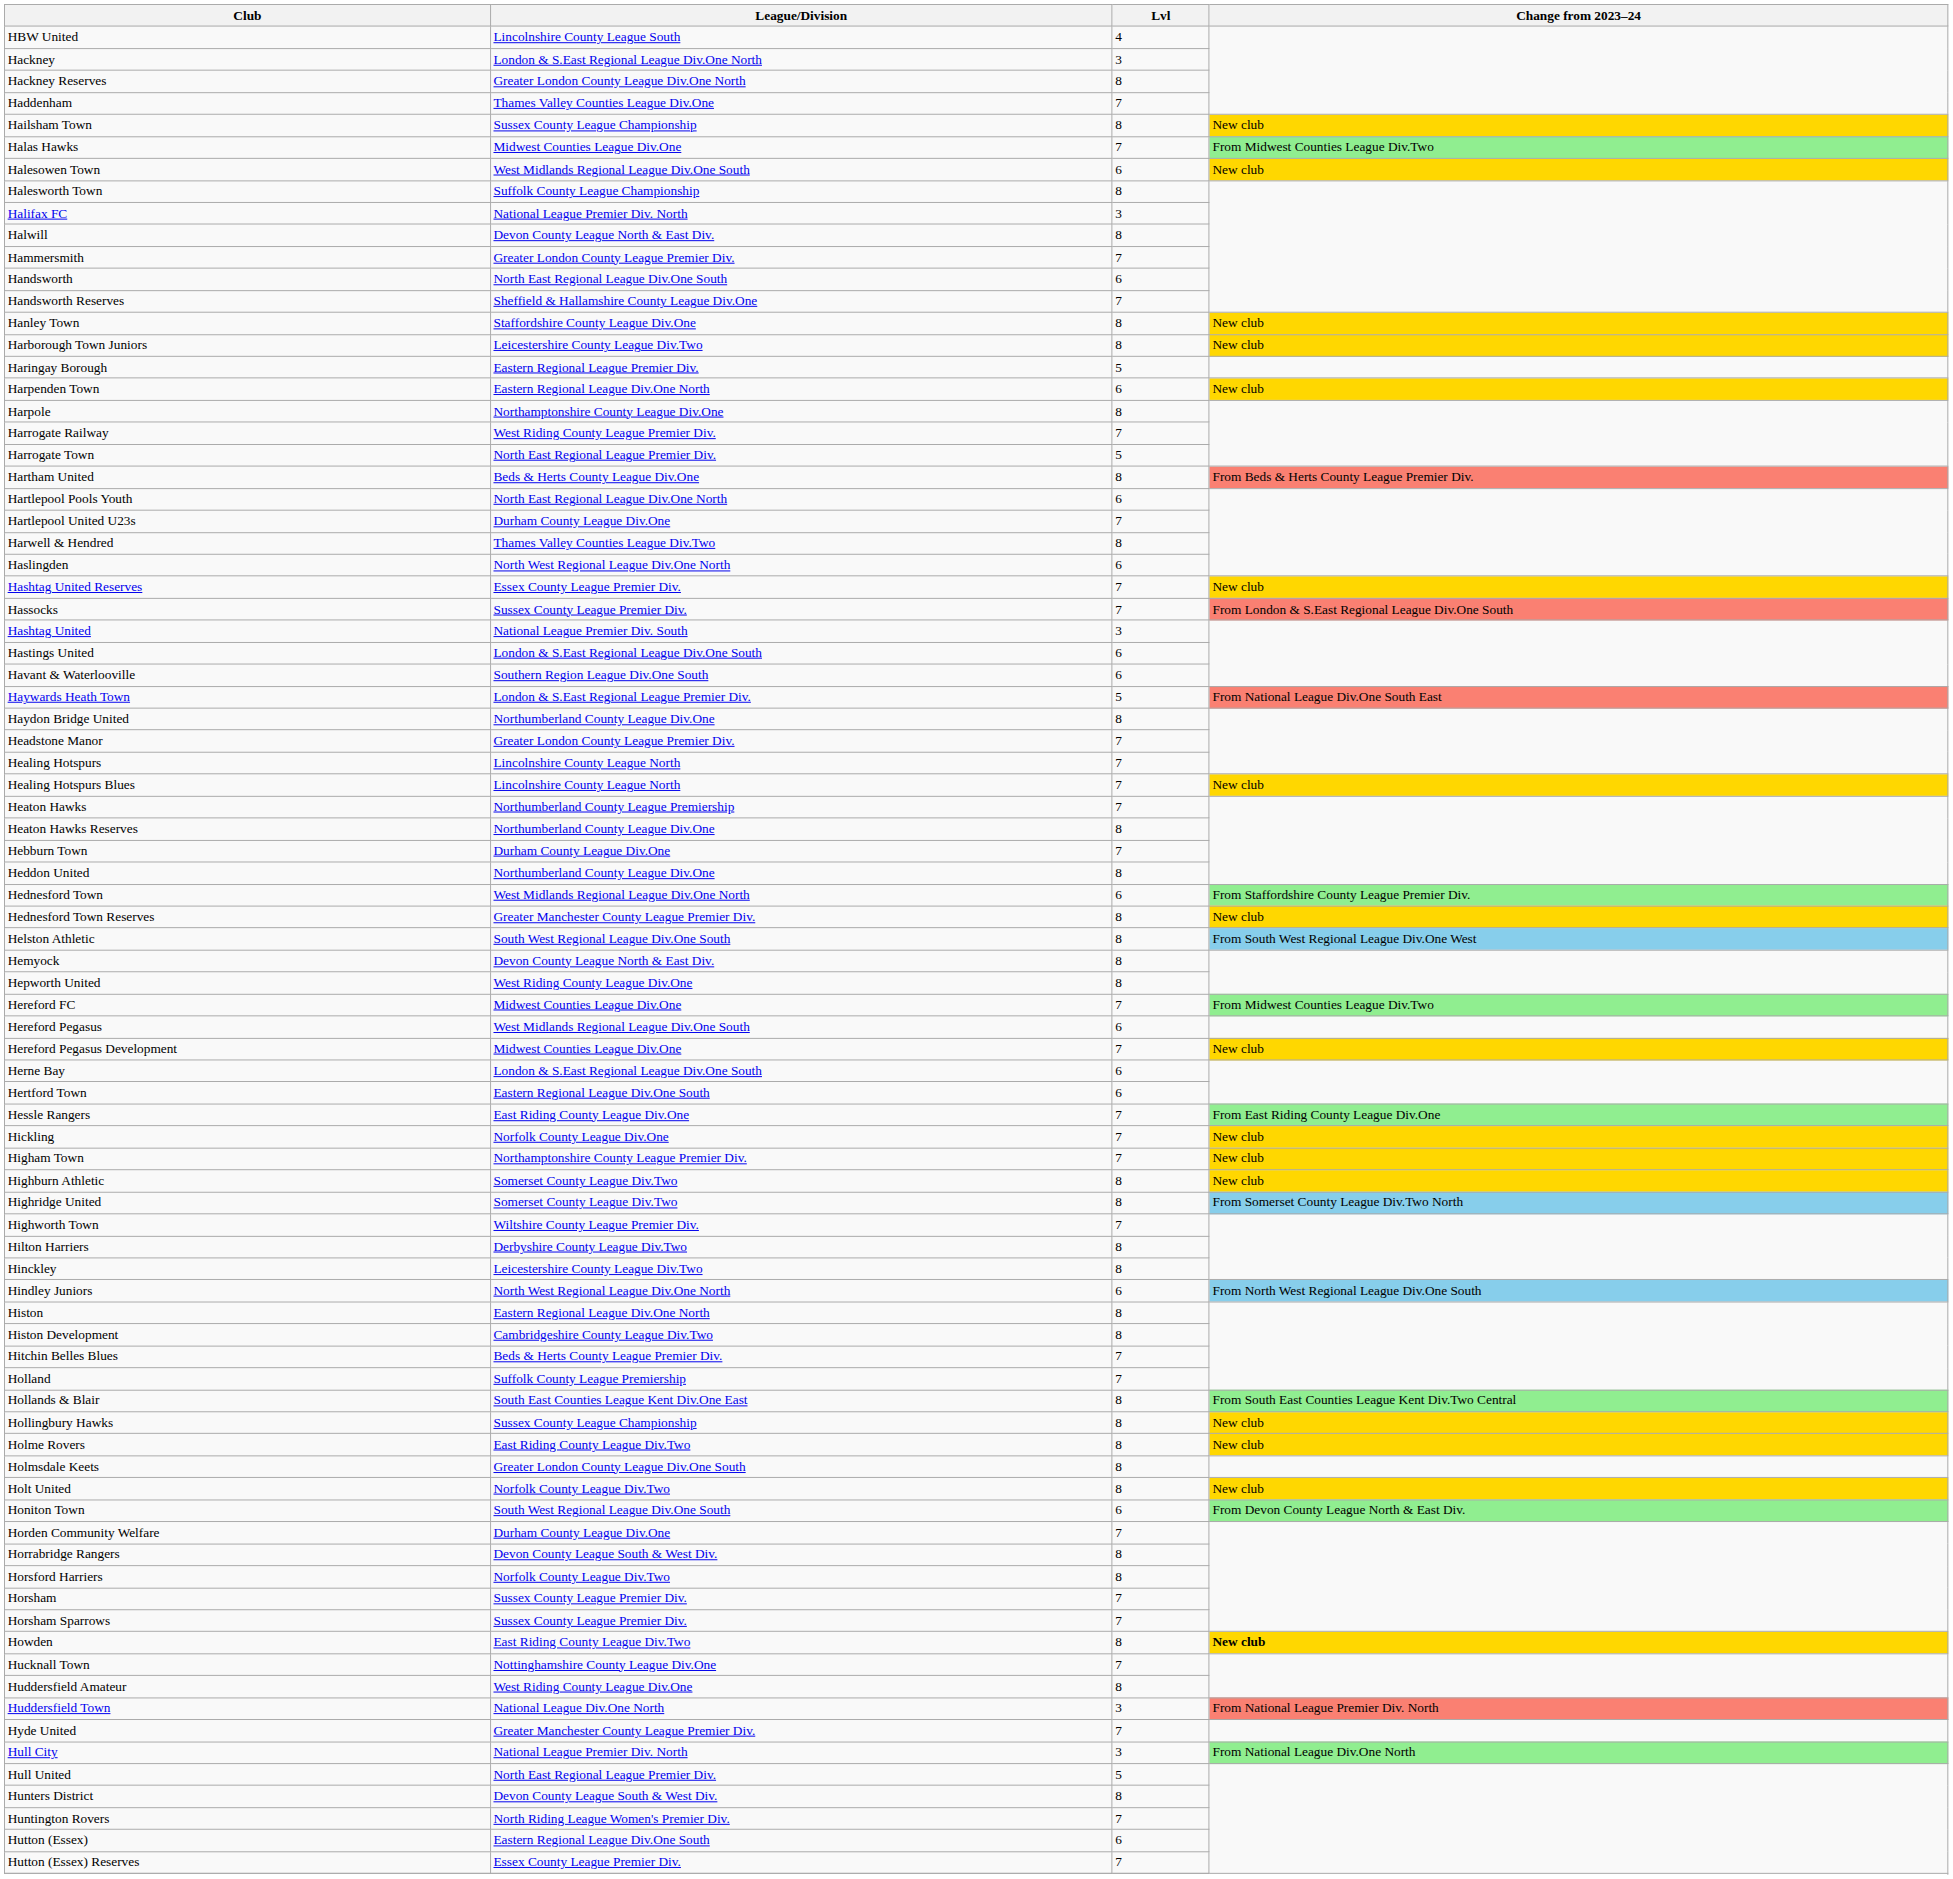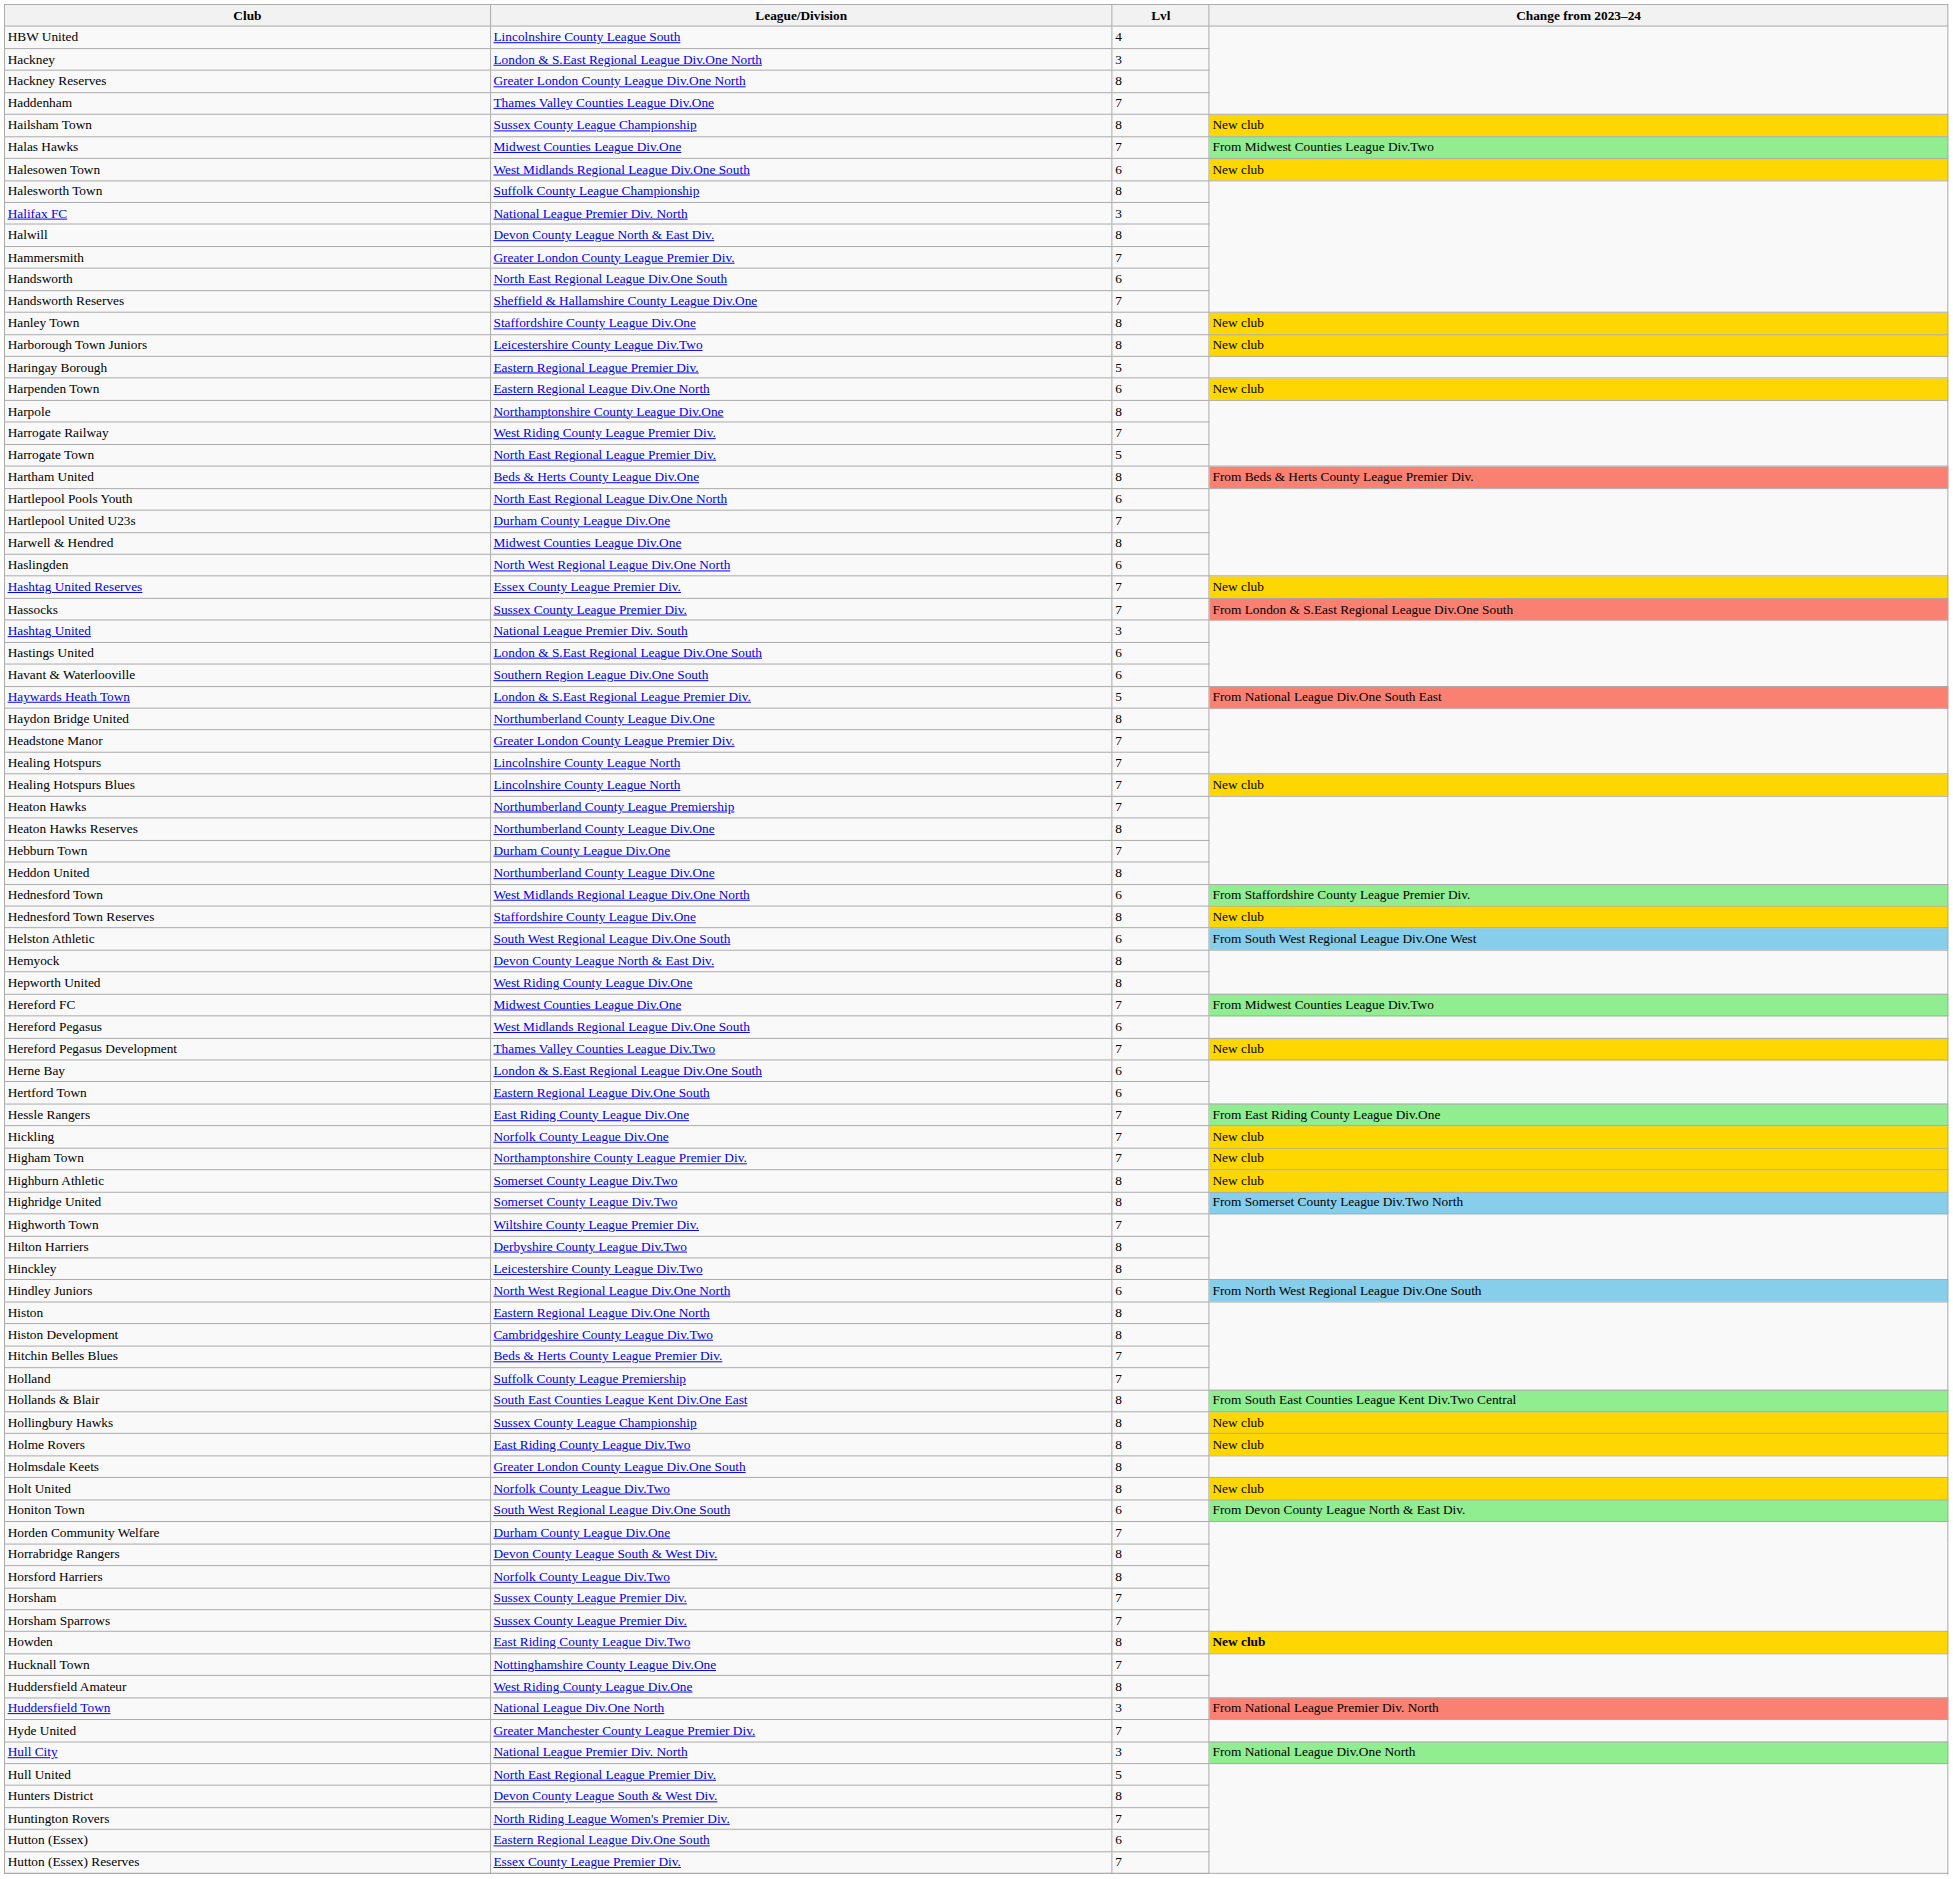(604, 542) Thames Valley Counties League Div.Two -> (587, 542) Midwest Counties League Div.One
(624, 916) Greater Manchester County League Premier Div. -> (595, 916) Staffordshire County League Div.One
(1119, 938) 8 -> (1119, 938) 6
(587, 1048) Midwest Counties League Div.One -> (604, 1048) Thames Valley Counties League Div.Two
